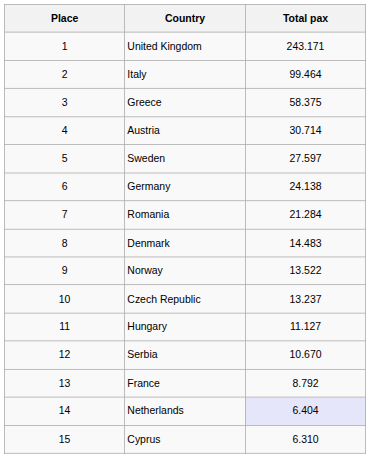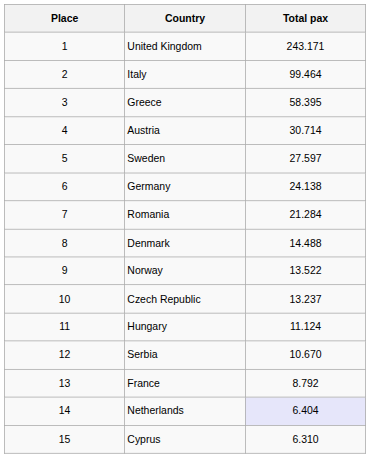(306, 102) 58.375 -> (306, 102) 58.395
(306, 242) 14.483 -> (306, 242) 14.488
(306, 327) 11.127 -> (306, 327) 11.124
